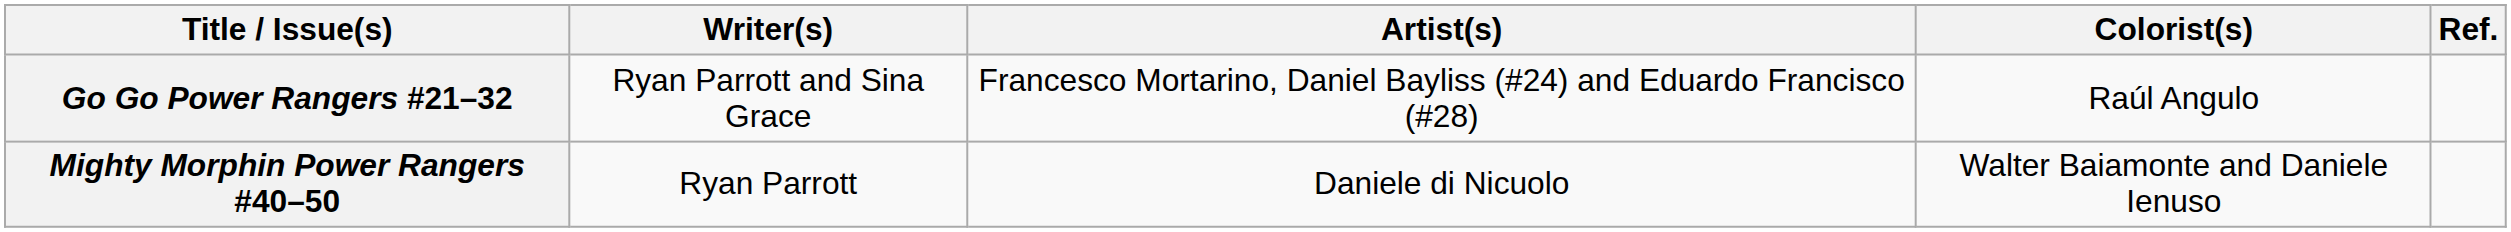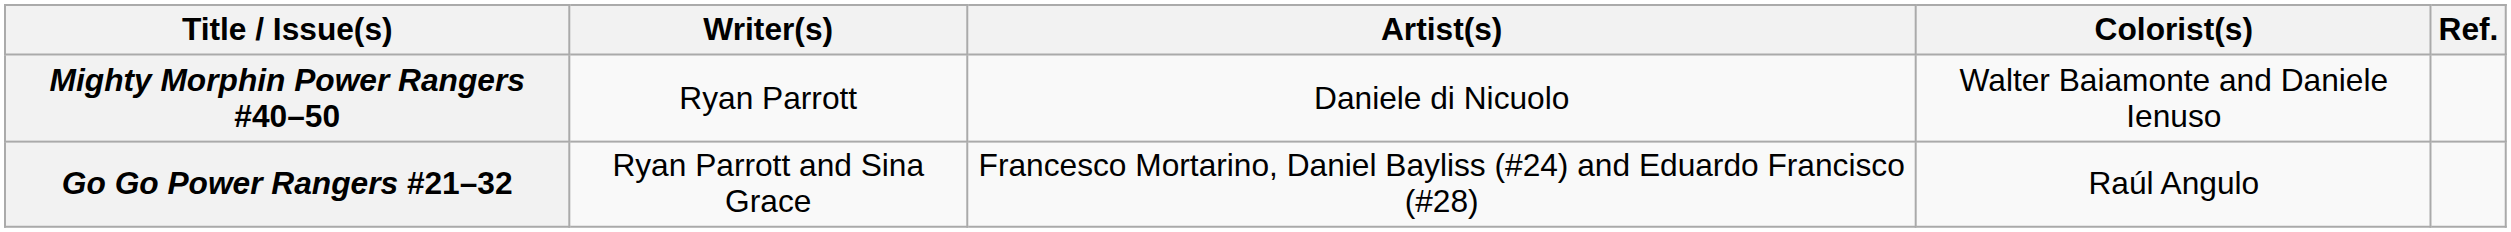rows swapped: (287, 183) <-> (287, 97)
